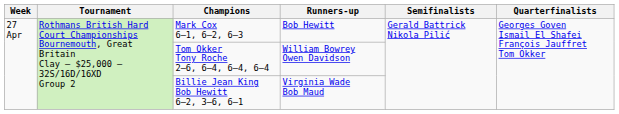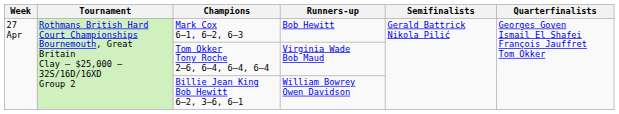(319, 54) William Bowrey Owen Davidson -> (316, 54) Virginia Wade Bob Maud
(316, 88) Virginia Wade Bob Maud -> (319, 88) William Bowrey Owen Davidson
